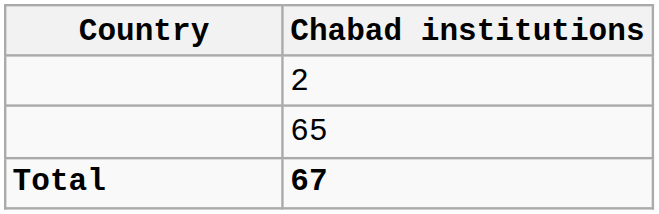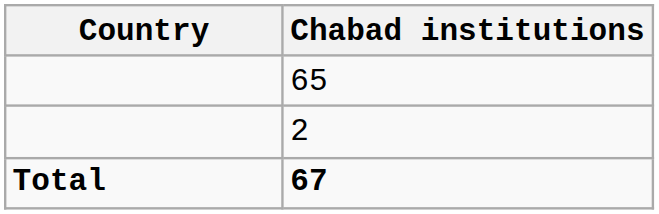rows swapped: (309, 132) <-> (300, 81)
